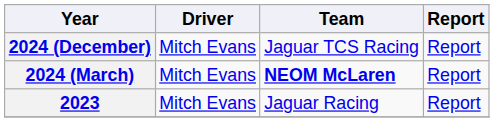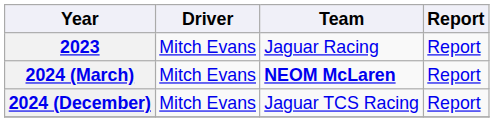rows swapped: (80, 103) <-> (80, 47)
